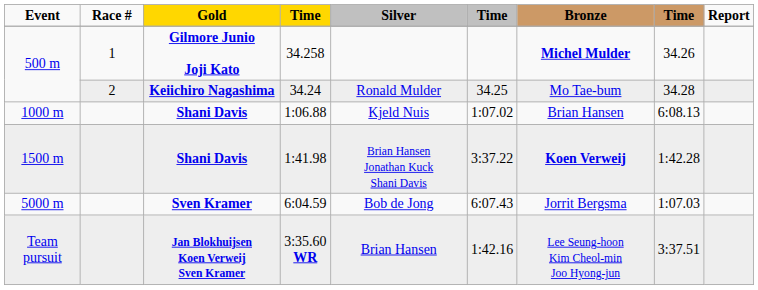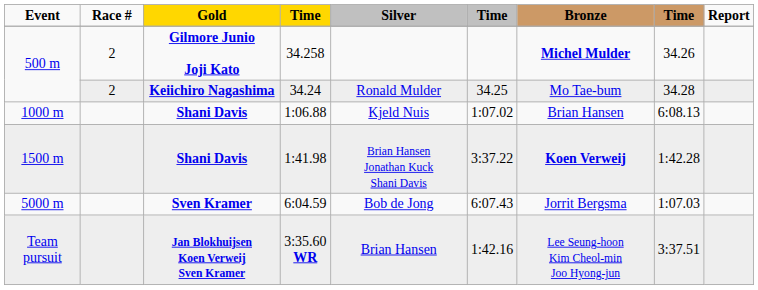(112, 53) 1 -> (112, 53) 2
